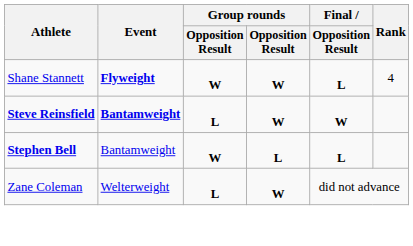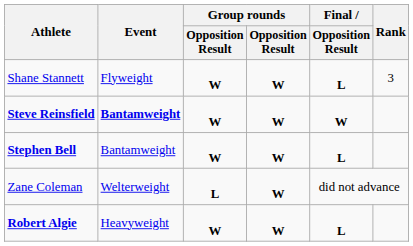(128, 78) bold -> (127, 78) normal
(391, 78) 4 -> (391, 78) 3
(215, 122) L -> (215, 122) W
(278, 158) L -> (278, 158) W
+ row: (42, 223)
